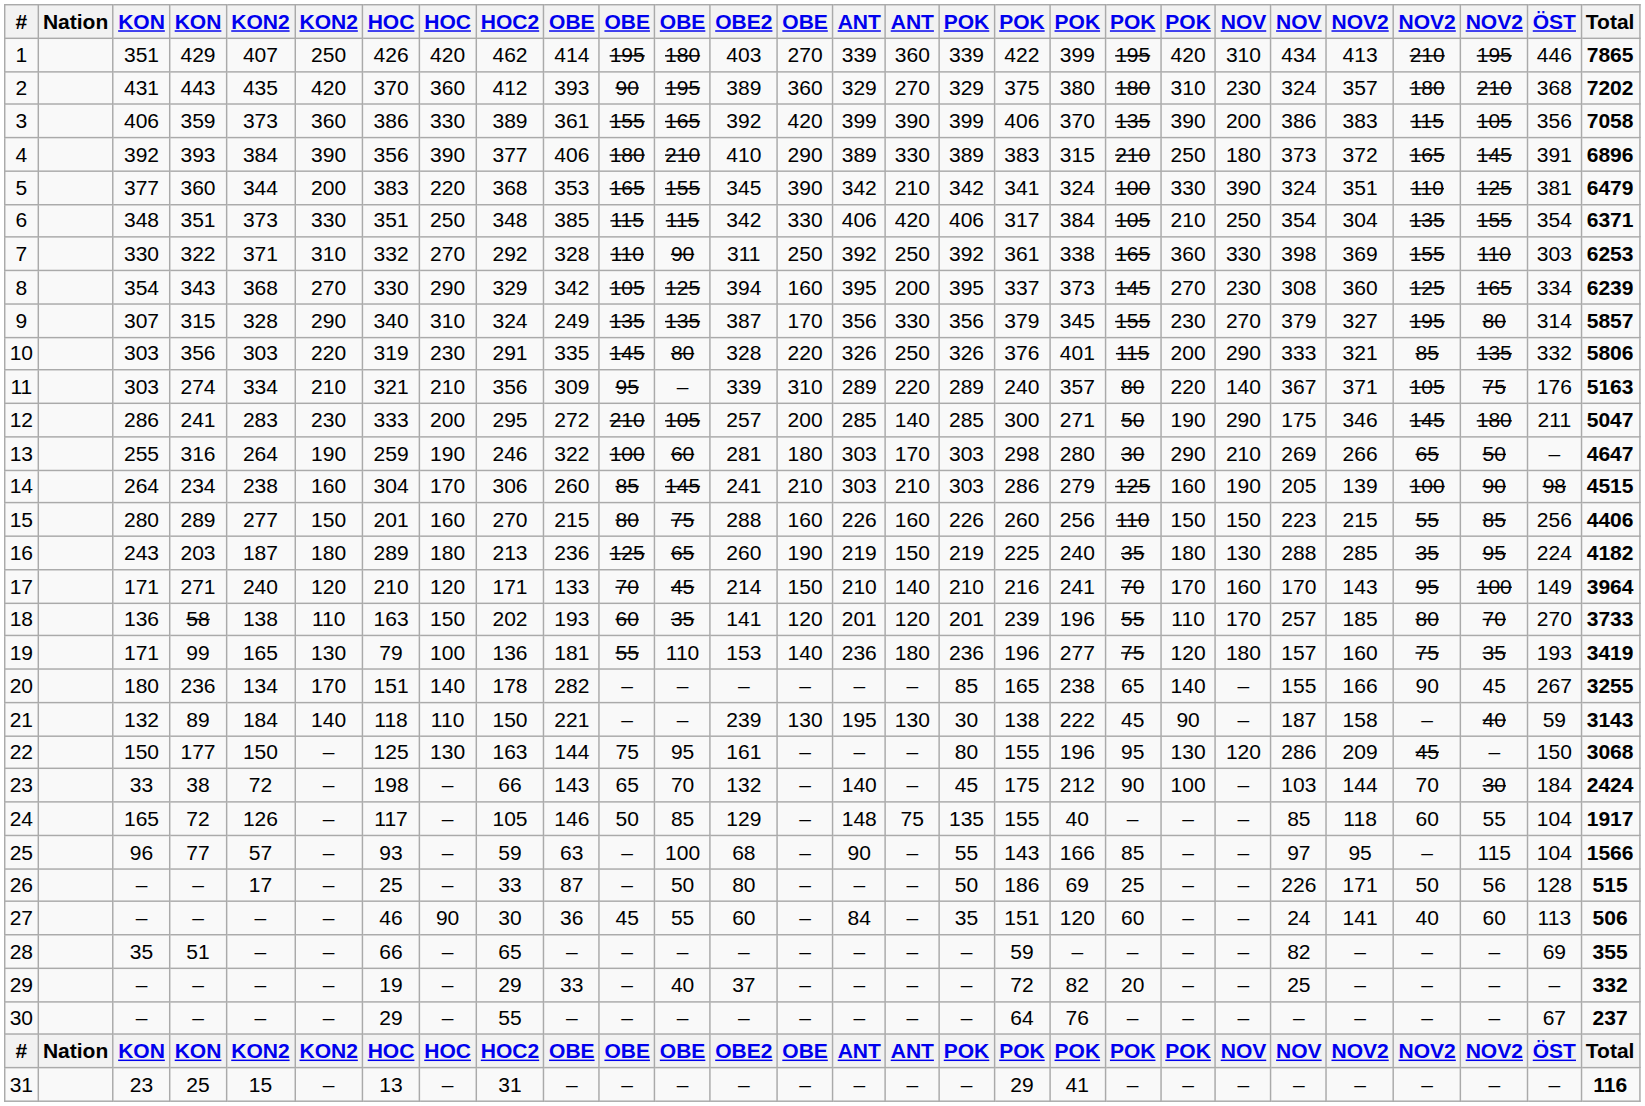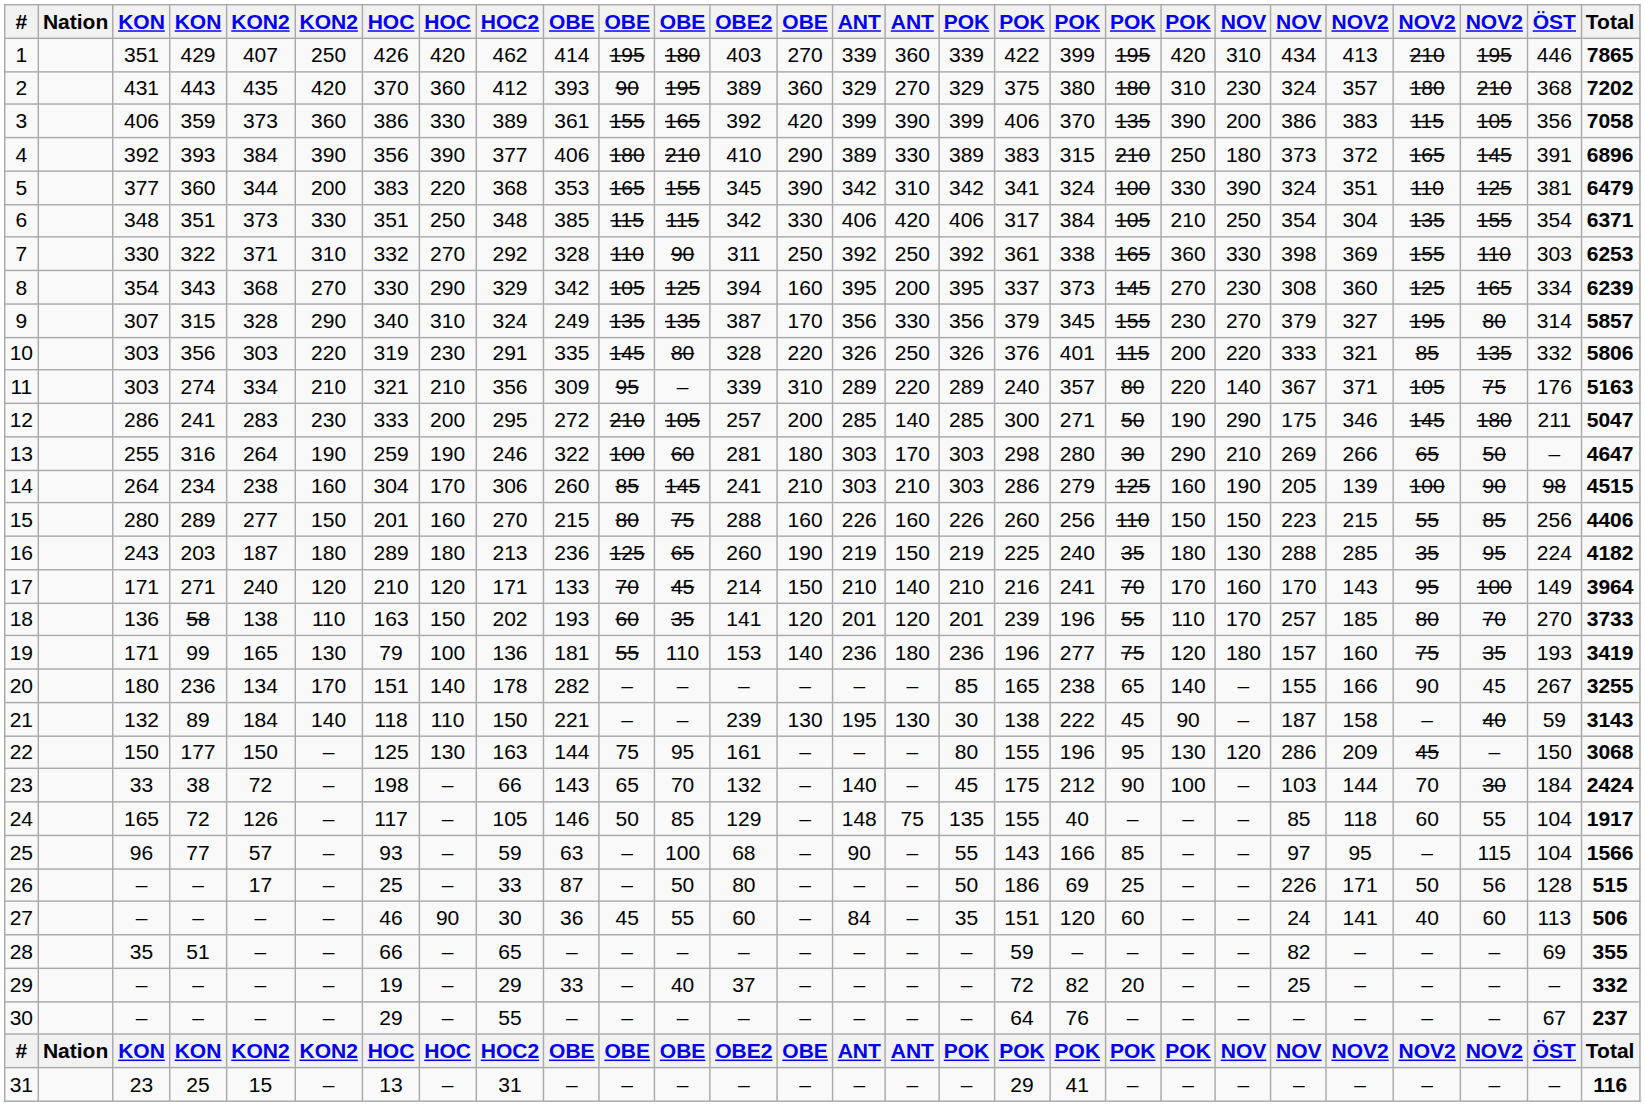(912, 188) 210 -> (912, 188) 310
(1243, 354) 290 -> (1243, 354) 220
